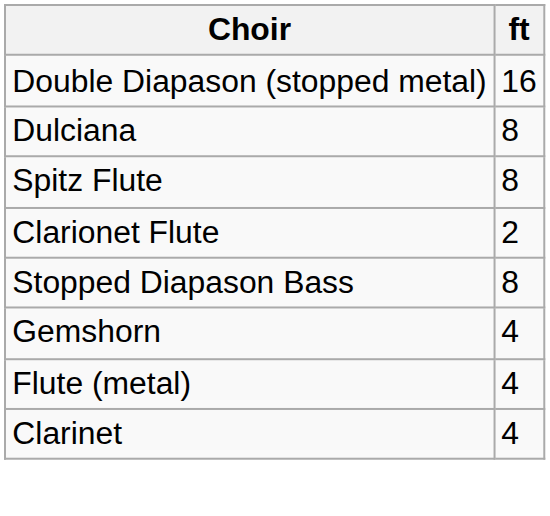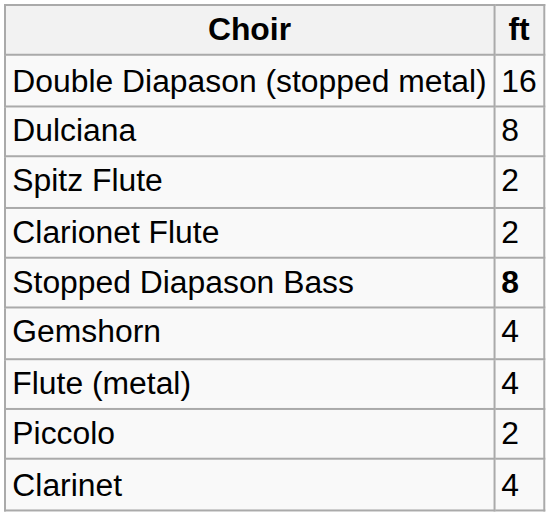(510, 181) 8 -> (510, 181) 2
(510, 282) normal -> (510, 282) bold
+ row: (64, 433)
